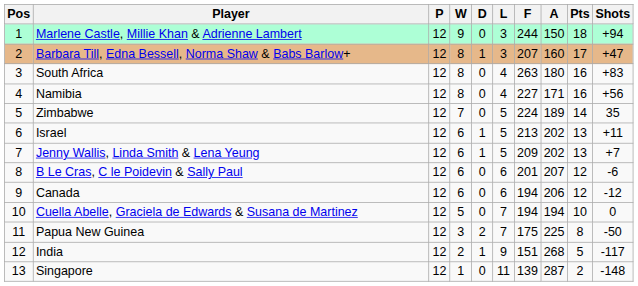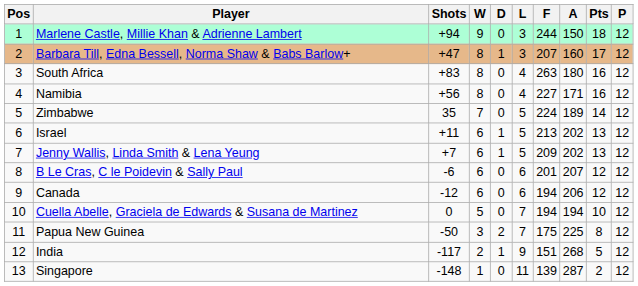columns swapped: (439, 14) <-> (613, 14)
